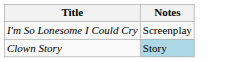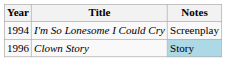+ column: (18, 13)
